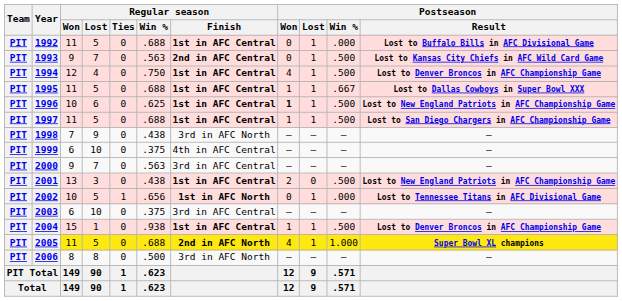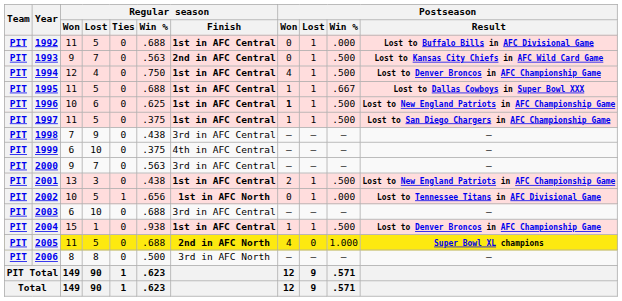(154, 120) .688 -> (154, 120) .375
(224, 135) 3rd in AFC North -> (224, 135) 3rd in AFC Central
(313, 181) 0 -> (313, 181) 1
(154, 212) .375 -> (154, 212) .688
(313, 243) 1 -> (313, 243) 0
